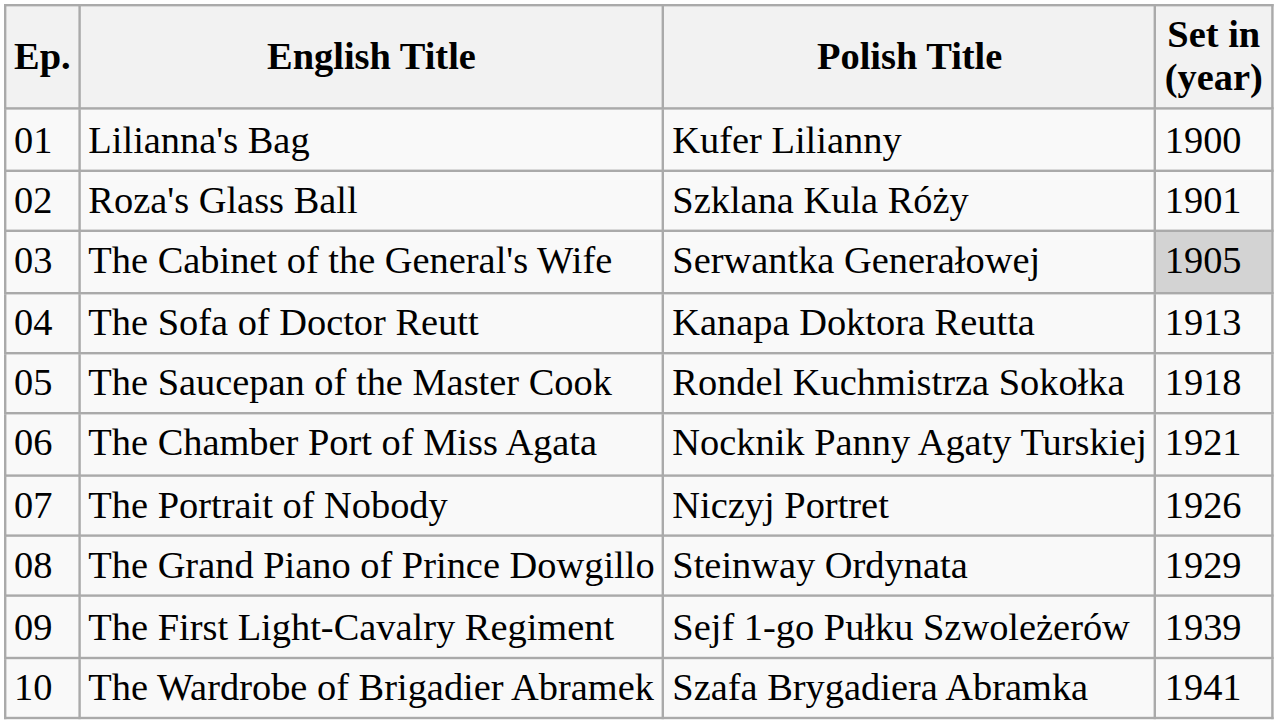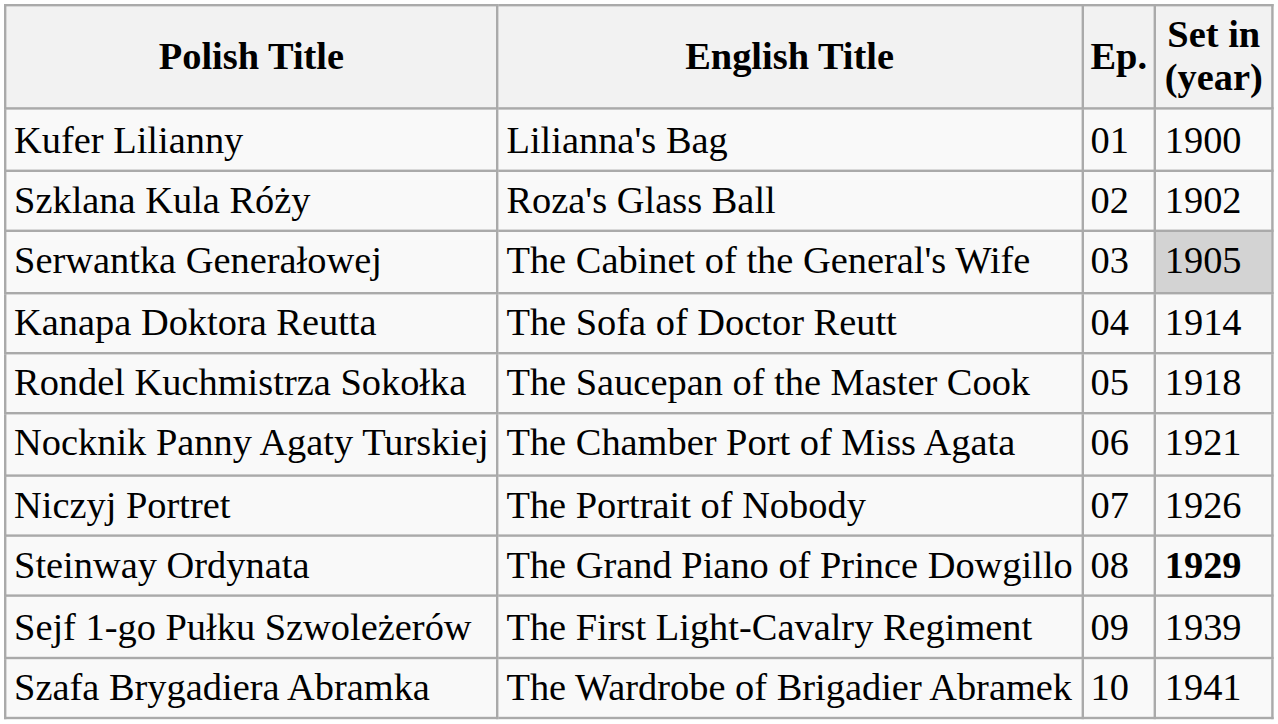columns swapped: (42, 56) <-> (910, 56)
(1203, 199) 1901 -> (1203, 199) 1902
(1203, 321) 1913 -> (1203, 321) 1914
(1203, 565) normal -> (1203, 565) bold
